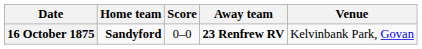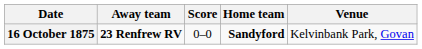columns swapped: (131, 14) <-> (243, 14)
